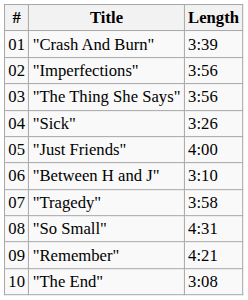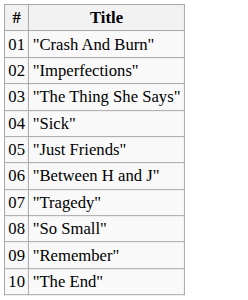- column: (214, 17)
